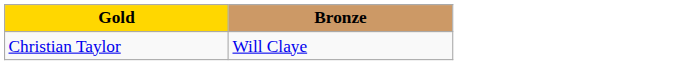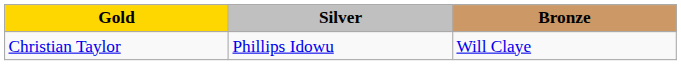+ column: (340, 18)
